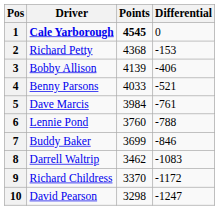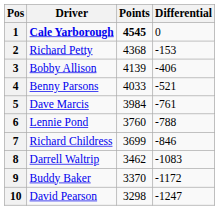(60, 141) Buddy Baker -> (71, 141) Richard Childress
(71, 178) Richard Childress -> (60, 178) Buddy Baker
